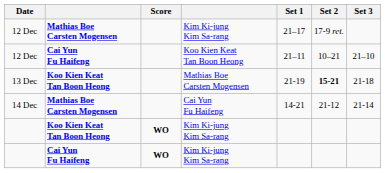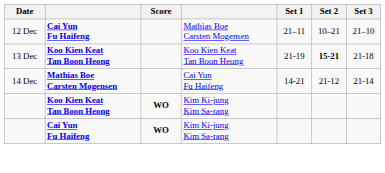- row: (25, 31)
(213, 56) Koo Kien Keat Tan Boon Heong -> (216, 31) Mathias Boe Carsten Mogensen
(216, 81) Mathias Boe Carsten Mogensen -> (213, 56) Koo Kien Keat Tan Boon Heong
